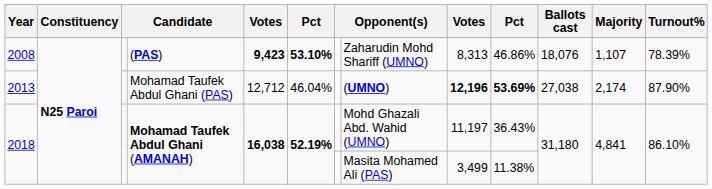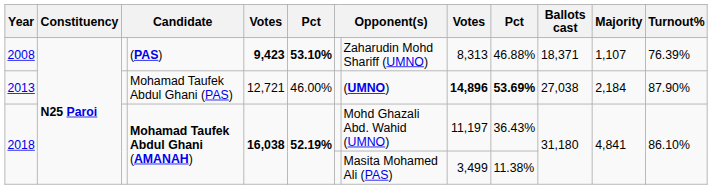(514, 54) 46.86% -> (514, 54) 46.88%
(560, 54) 18,076 -> (560, 54) 18,371
(669, 54) 78.39% -> (669, 54) 76.39%
(266, 88) 12,712 -> (266, 88) 12,721
(311, 88) 46.04% -> (311, 88) 46.00%
(469, 88) 12,196 -> (469, 88) 14,896
(611, 88) 2,174 -> (611, 88) 2,184
